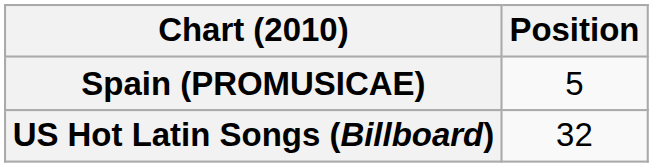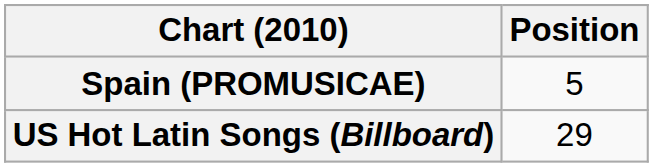(574, 135) 32 -> (574, 135) 29
